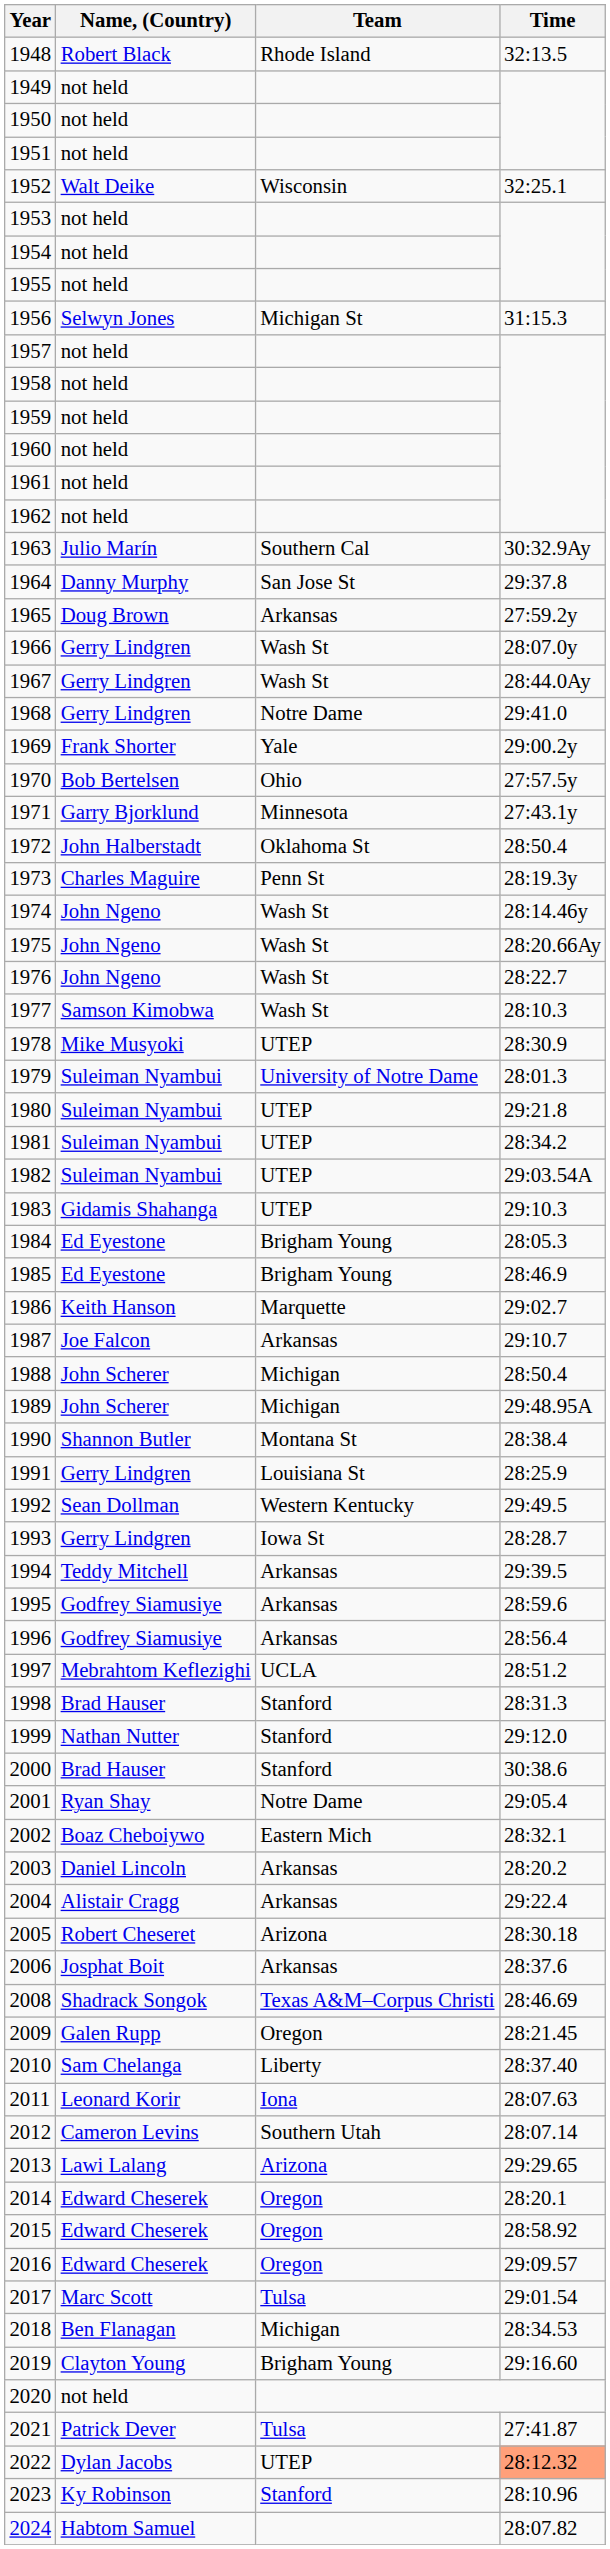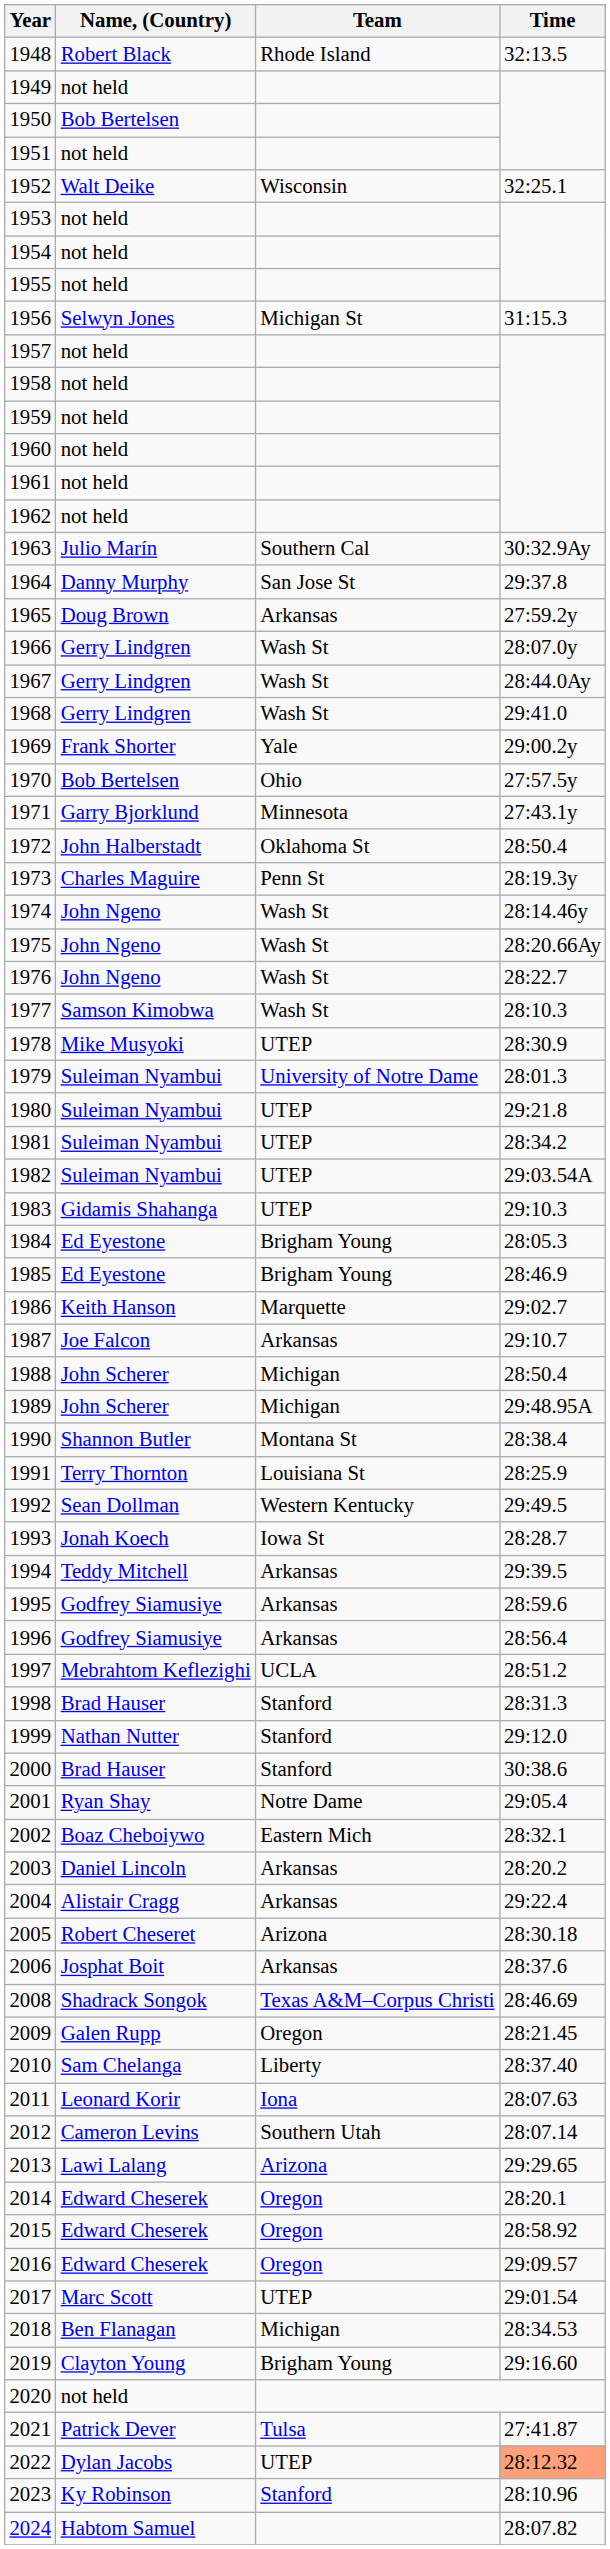(94, 119) not held -> (120, 119) Bob Bertelsen
(311, 713) Notre Dame -> (294, 713) Wash St
(126, 1472) Gerry Lindgren -> (124, 1472) Terry Thornton
(126, 1538) Gerry Lindgren -> (115, 1538) Jonah Koech
(283, 2297) Tulsa -> (286, 2297) UTEP
